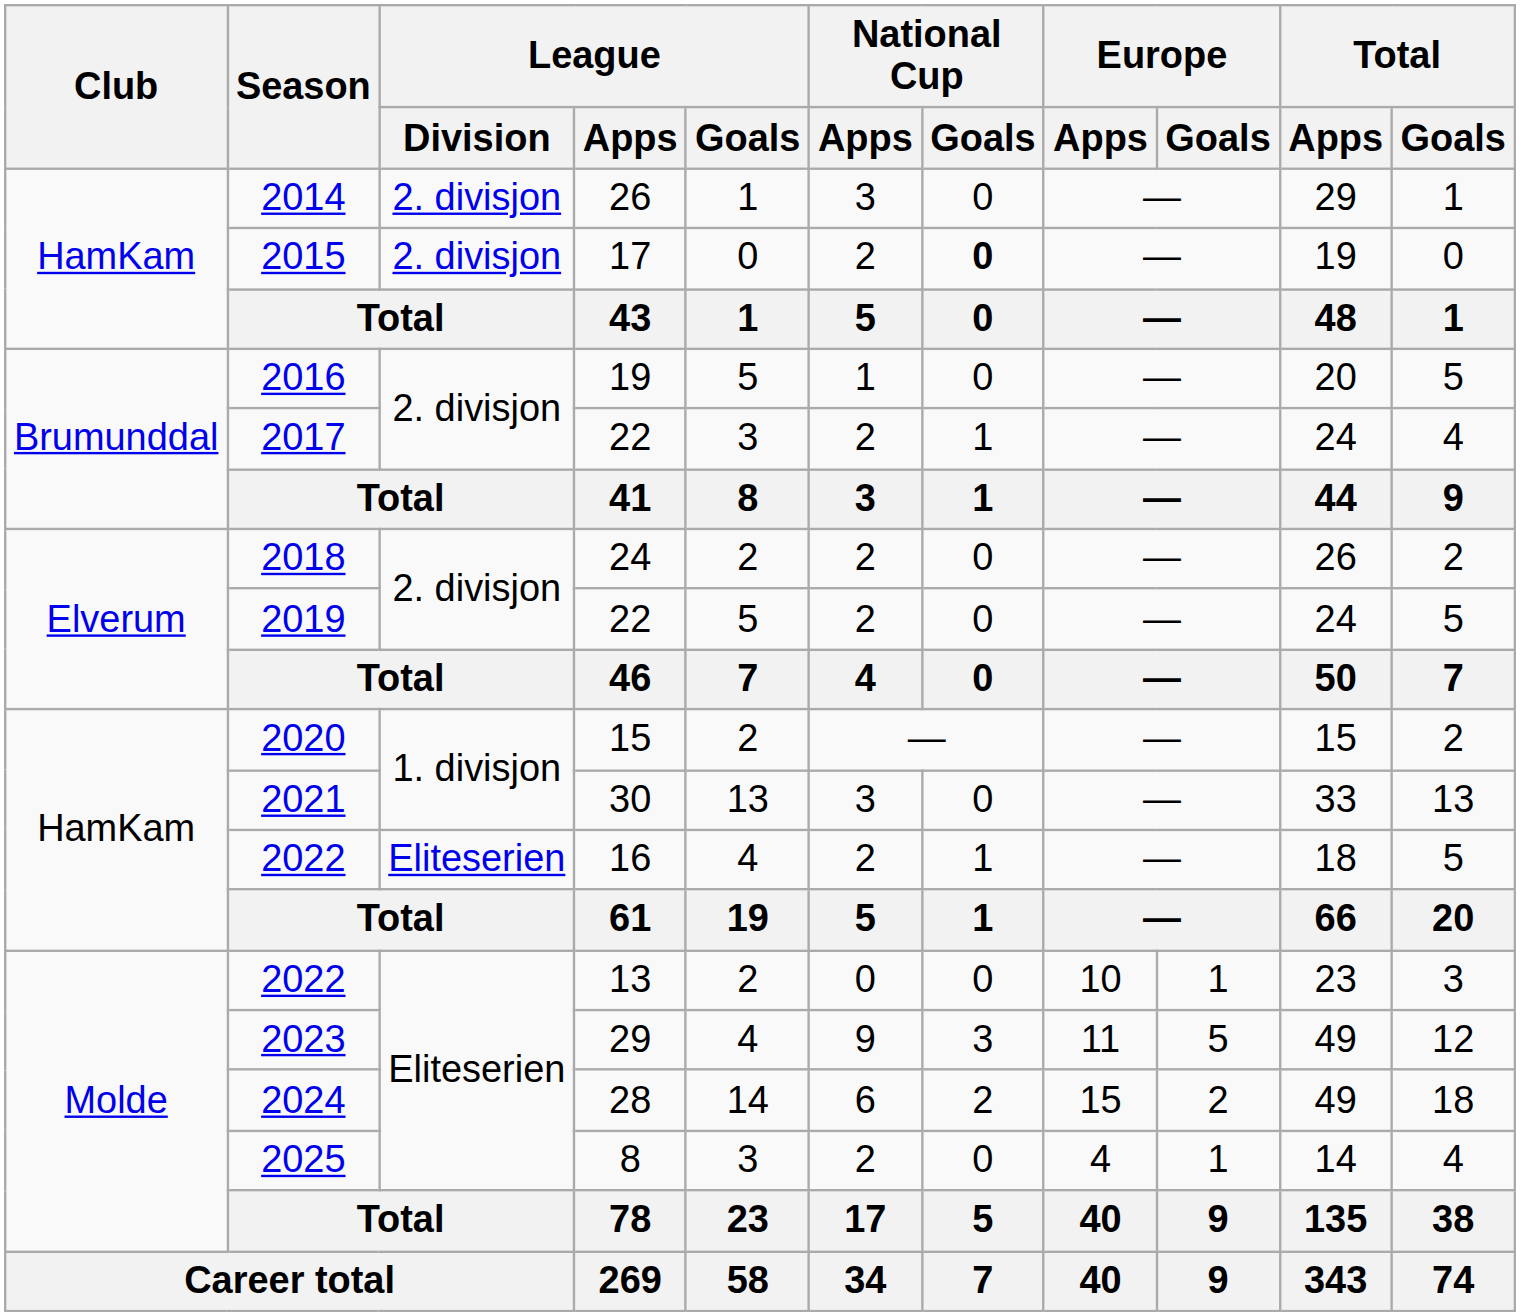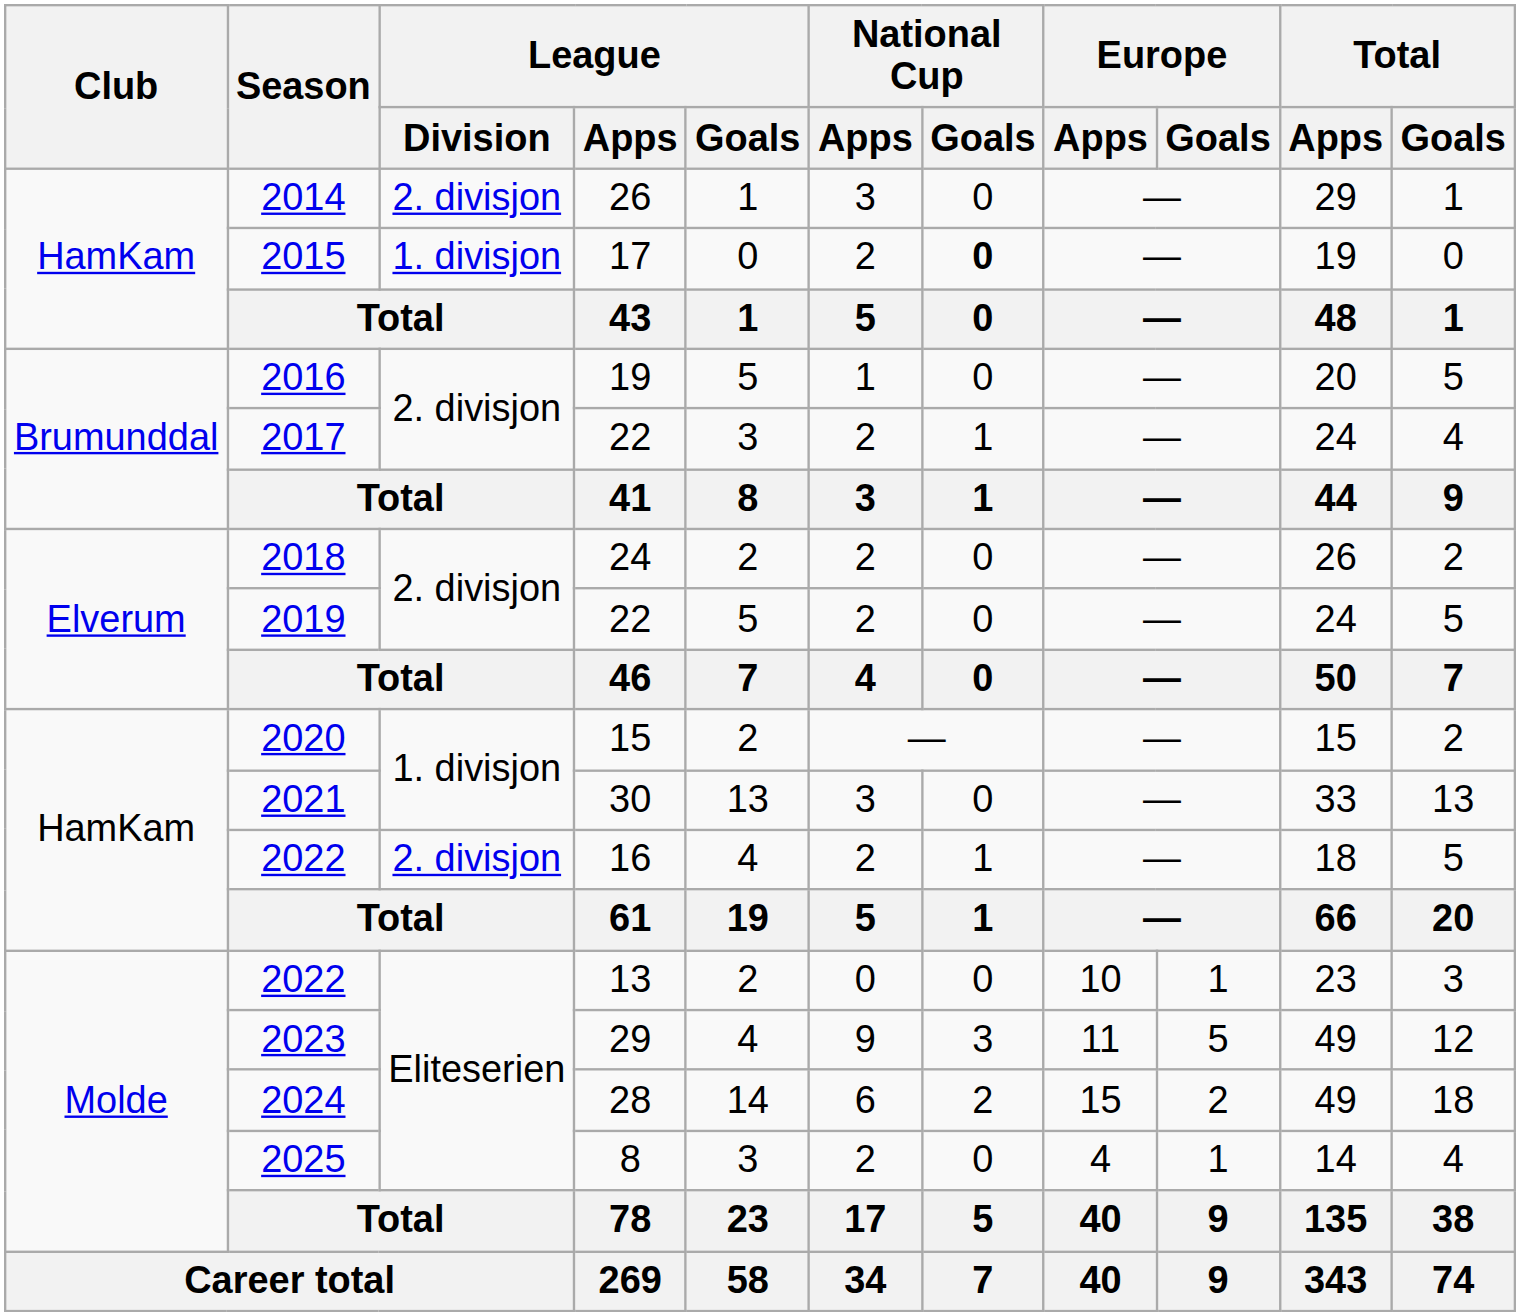(477, 257) 2. divisjon -> (477, 257) 1. divisjon
(477, 859) Eliteserien -> (477, 859) 2. divisjon
